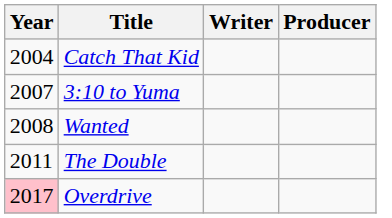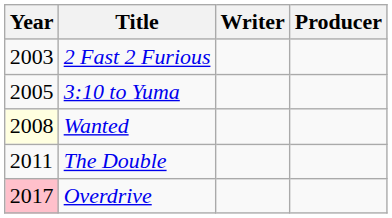+ row: (137, 56)
- row: (131, 56)
(32, 91) 2007 -> (32, 91) 2005
(32, 126) no background -> (32, 126) lightyellow background
